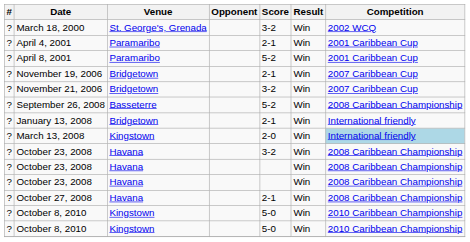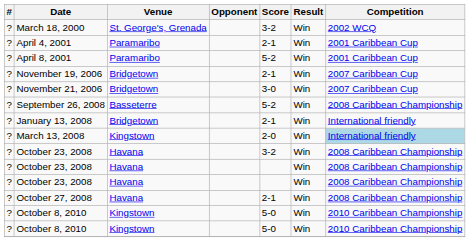(269, 89) 3-2 -> (269, 89) 3-0
